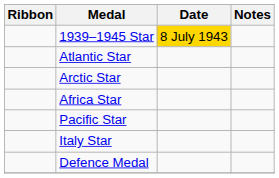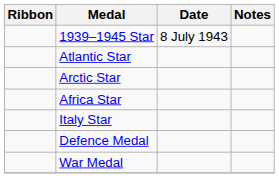(194, 36) gold background -> (194, 36) no background
- row: (93, 120)
+ row: (91, 162)
